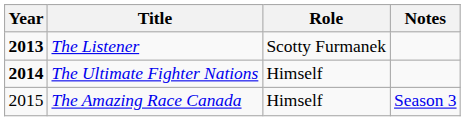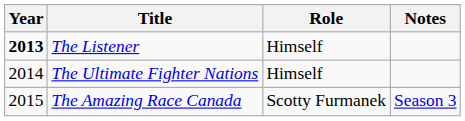(326, 45) Scotty Furmanek -> (294, 45) Himself
(26, 73) bold -> (26, 73) normal
(294, 101) Himself -> (326, 101) Scotty Furmanek
